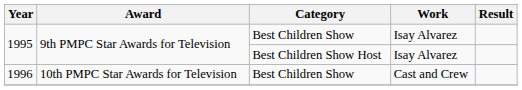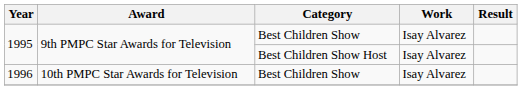(431, 74) Cast and Crew -> (434, 74) Isay Alvarez
